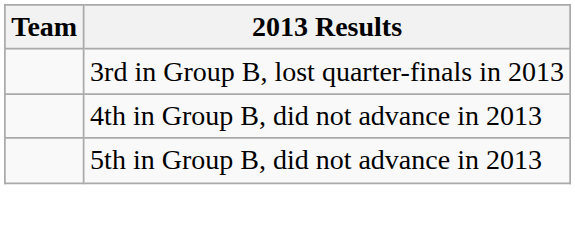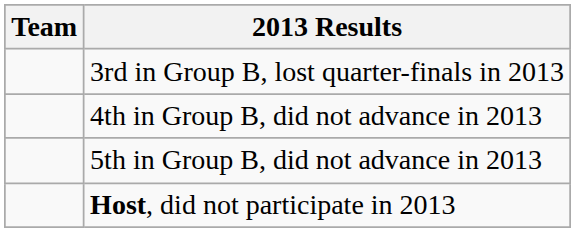+ row: (273, 204)
